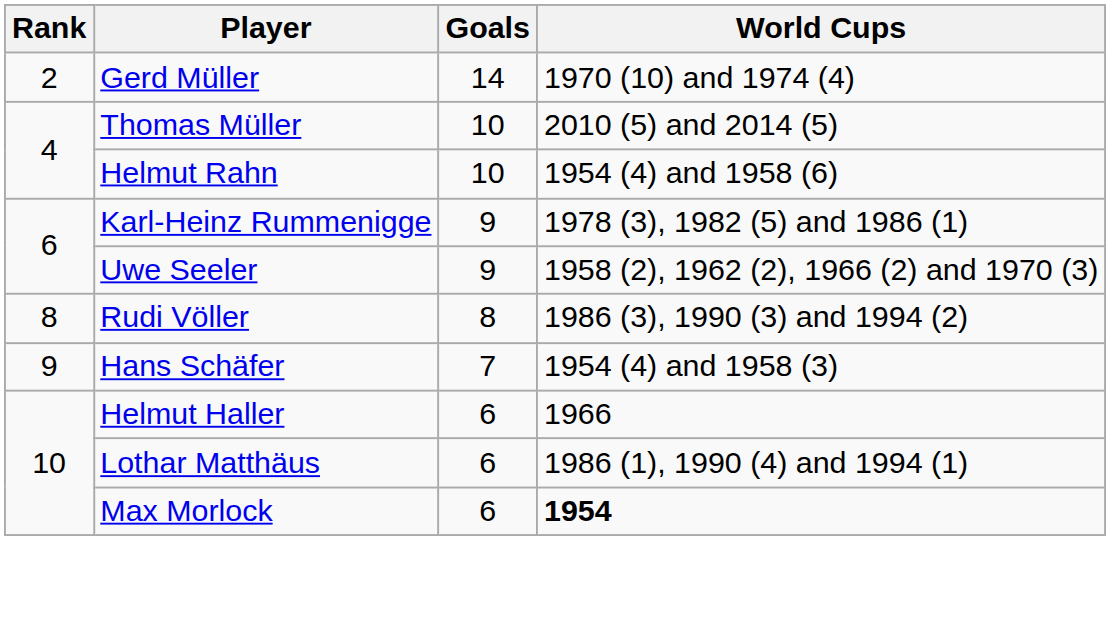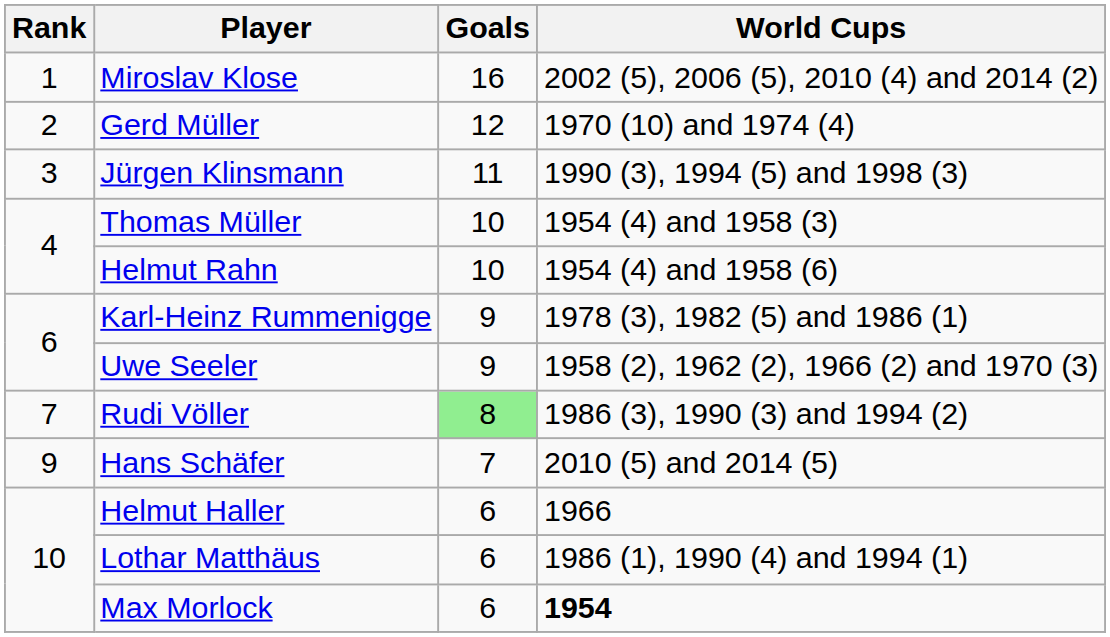+ row: (199, 76)
(488, 76) 14 -> (488, 125) 12
+ row: (222, 173)
(691, 125) 2010 (5) and 2014 (5) -> (691, 221) 1954 (4) and 1958 (3)
(49, 317) 8 -> (49, 414) 7
(488, 317) no background -> (488, 414) lightgreen background
(691, 366) 1954 (4) and 1958 (3) -> (691, 462) 2010 (5) and 2014 (5)
